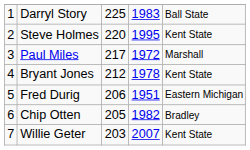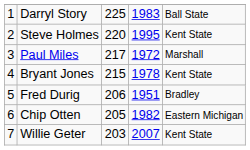(115, 74) 212 -> (115, 74) 215
(204, 95) Eastern Michigan -> (182, 95) Bradley
(182, 115) Bradley -> (204, 115) Eastern Michigan
